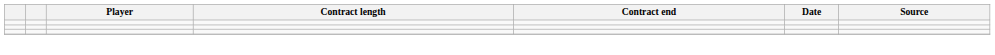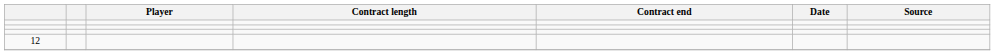+ row: (35, 41)
